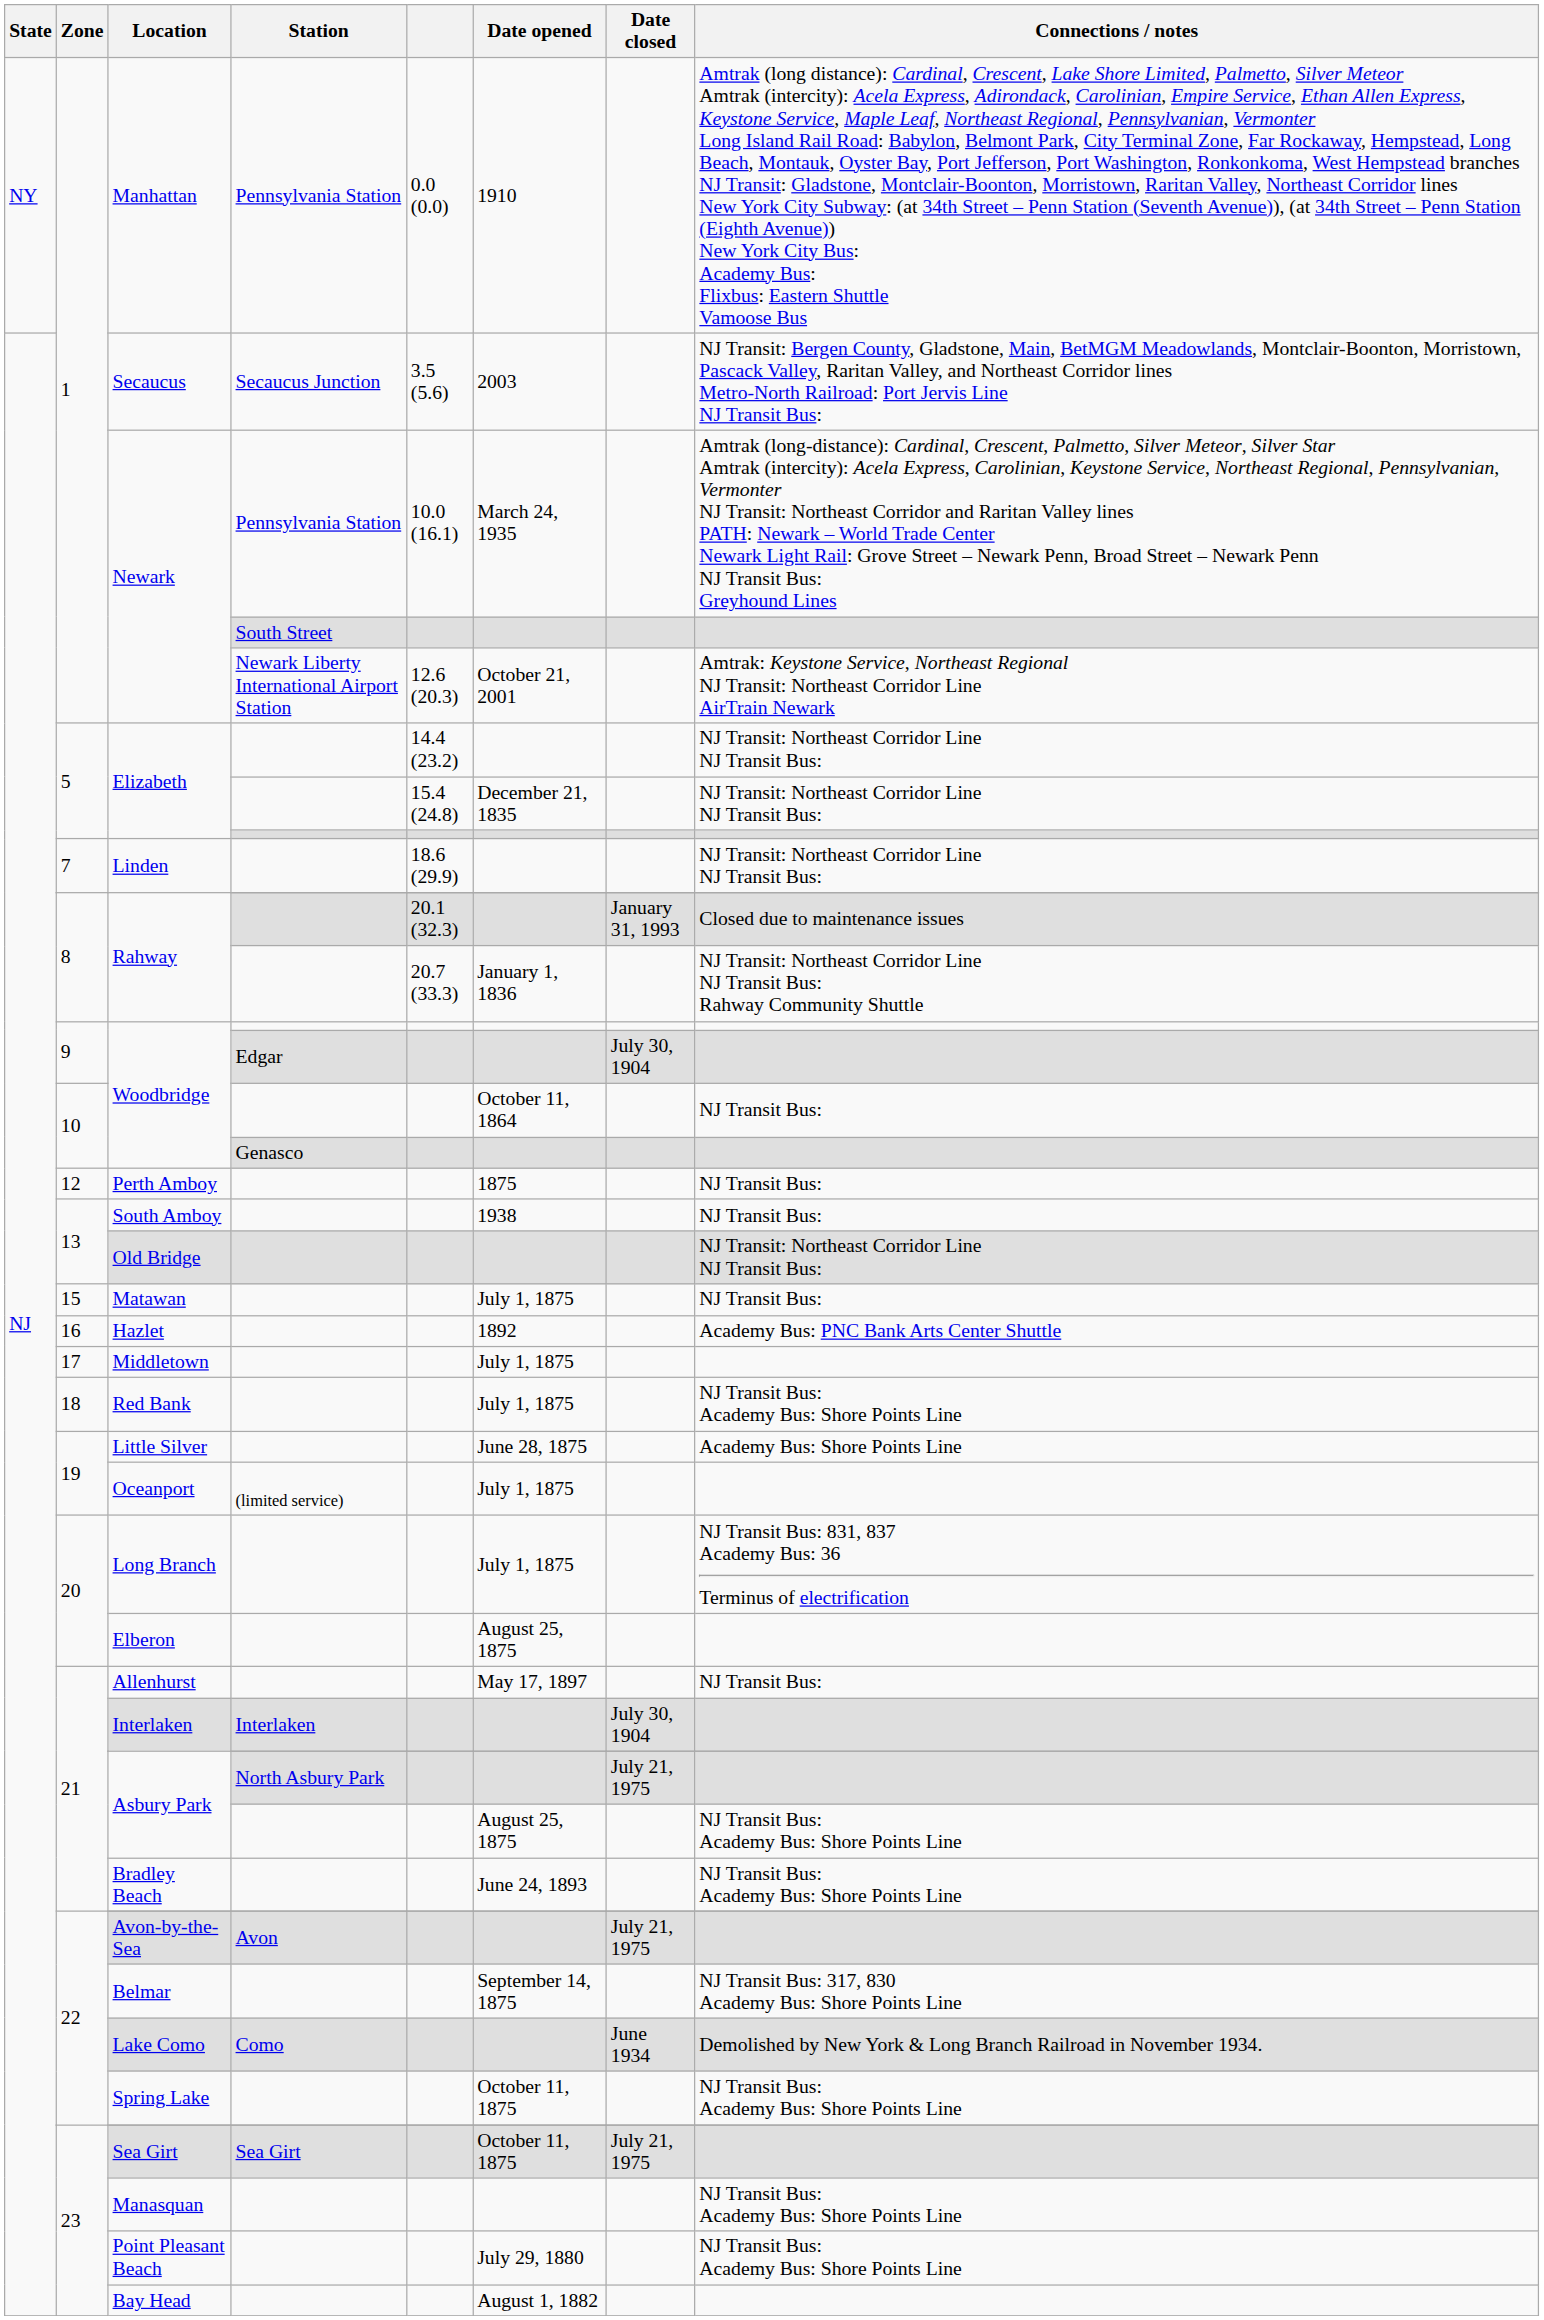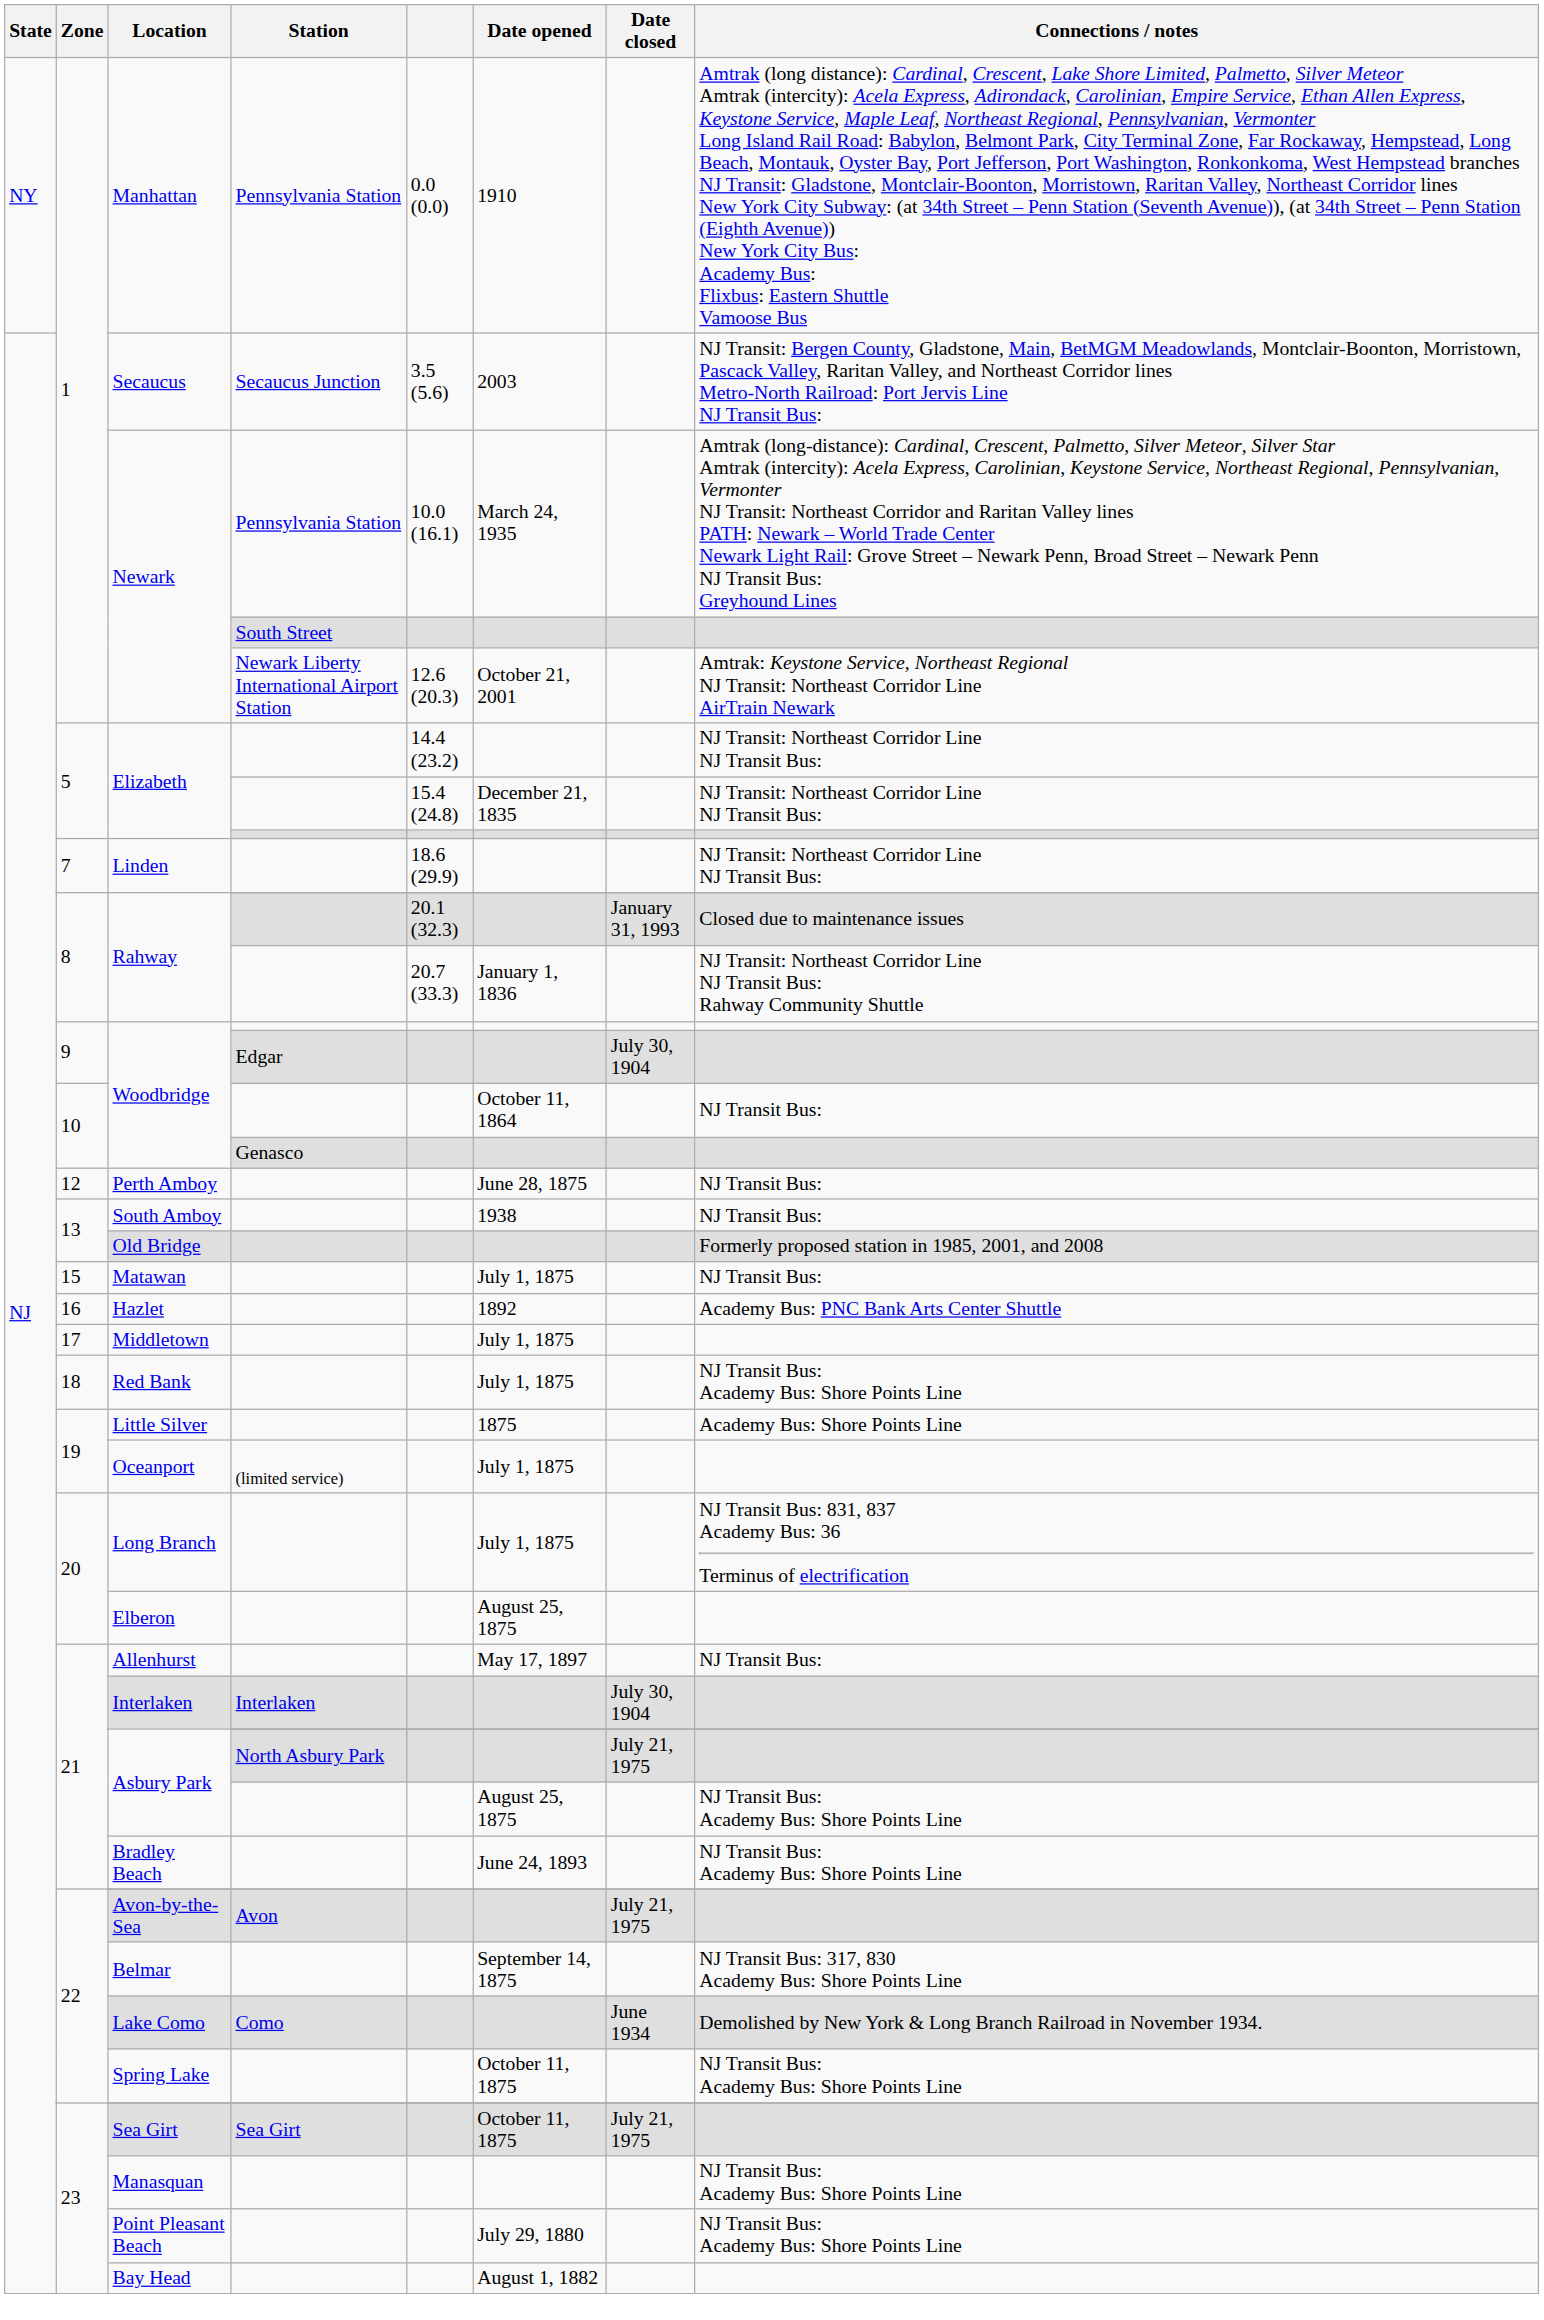(497, 1183) 1875 -> (532, 1183) June 28, 1875
(840, 1257) NJ Transit: Northeast Corridor Line NJ Transit Bus: -> (901, 1246) Formerly proposed station in 1985, 2001, and 2008
(532, 1446) June 28, 1875 -> (497, 1424) 1875
